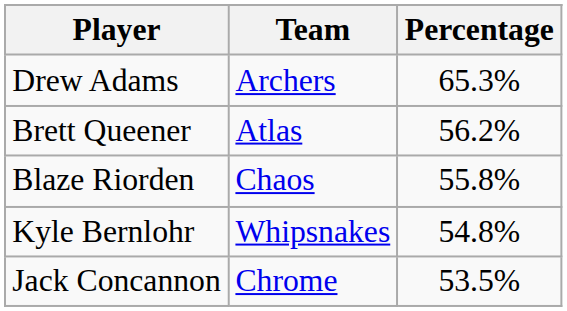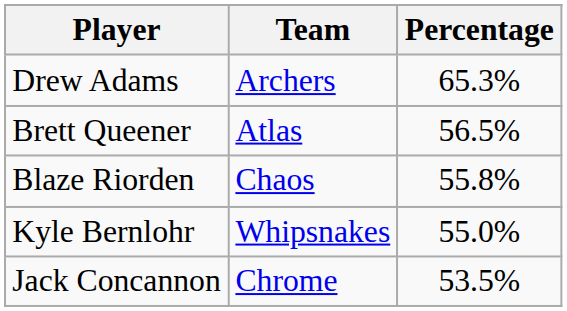(479, 130) 56.2% -> (479, 130) 56.5%
(479, 230) 54.8% -> (479, 230) 55.0%
